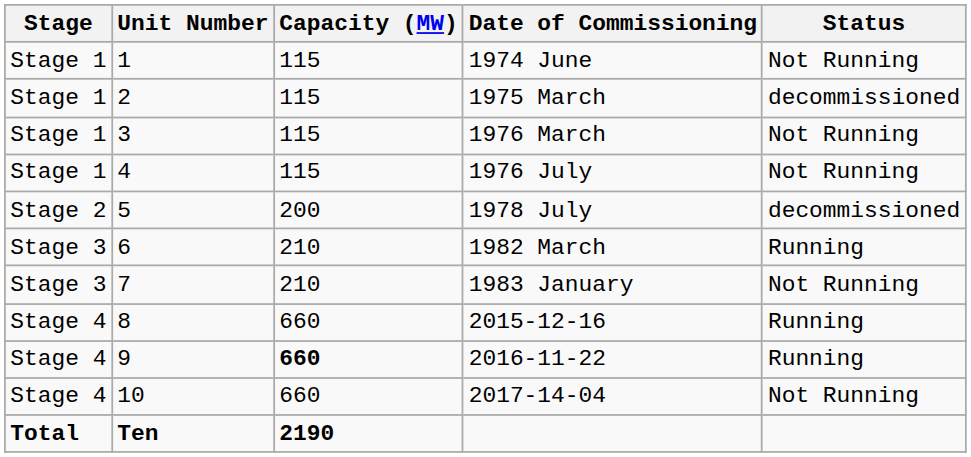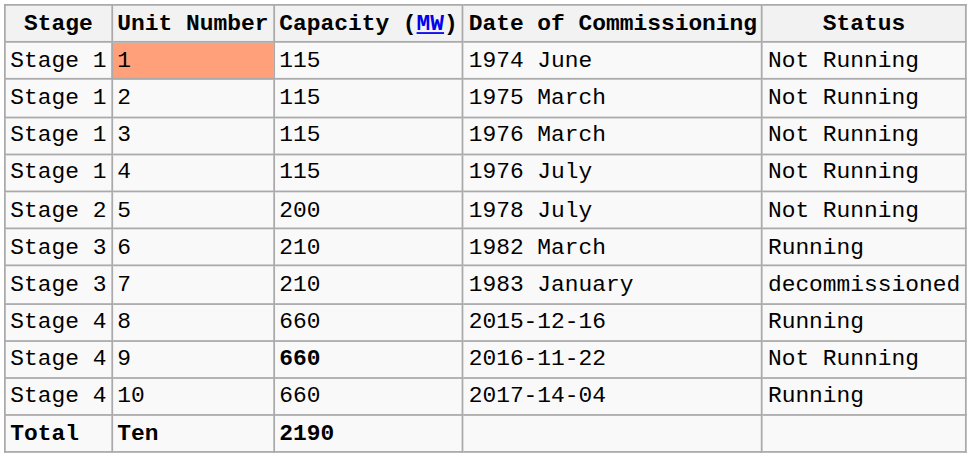(124, 61) no background -> (124, 61) lightsalmon background
(864, 98) decommissioned -> (843, 98) Not Running
(864, 210) decommissioned -> (843, 210) Not Running
(843, 285) Not Running -> (864, 285) decommissioned
(816, 359) Running -> (843, 359) Not Running
(843, 396) Not Running -> (816, 396) Running
